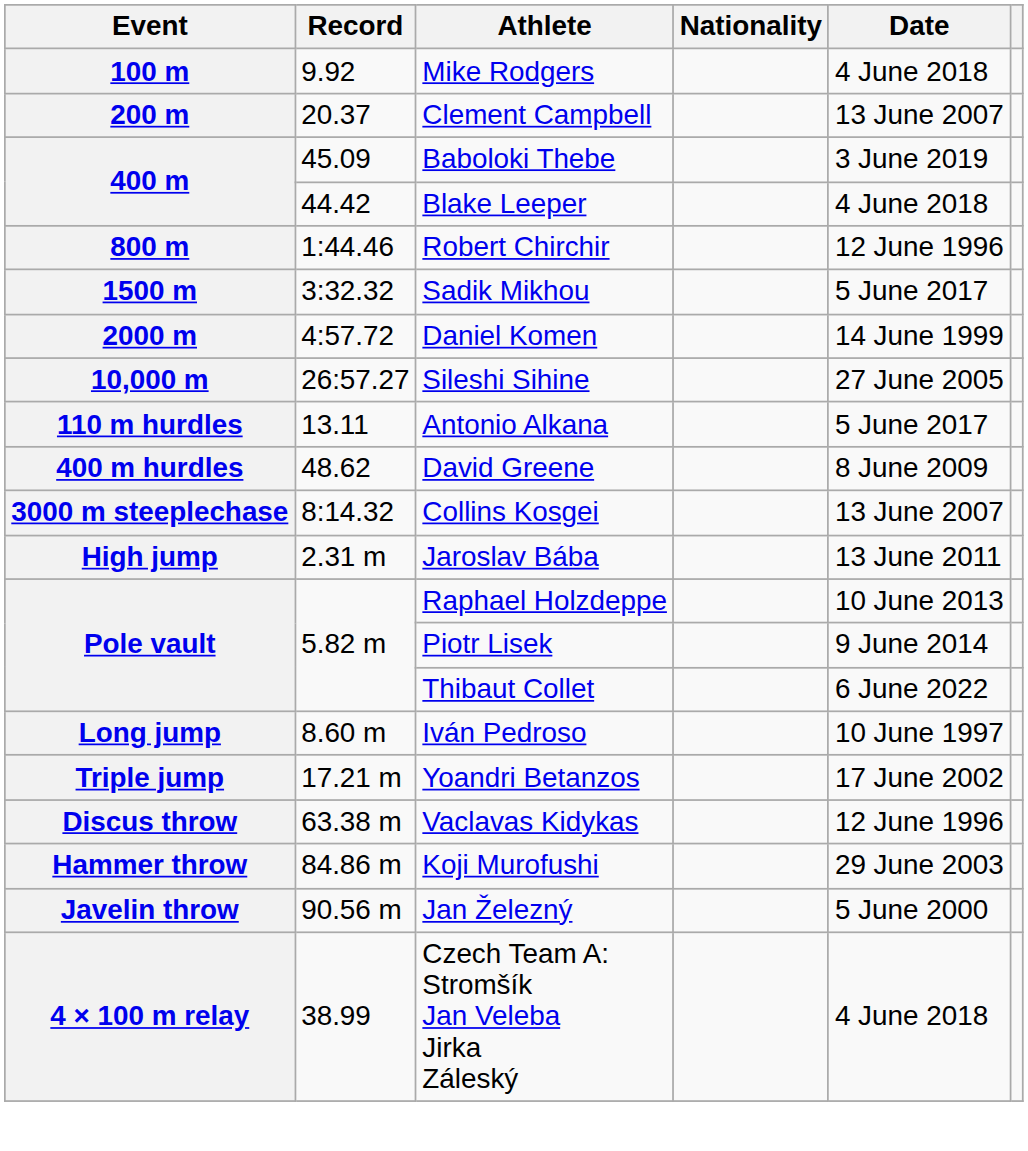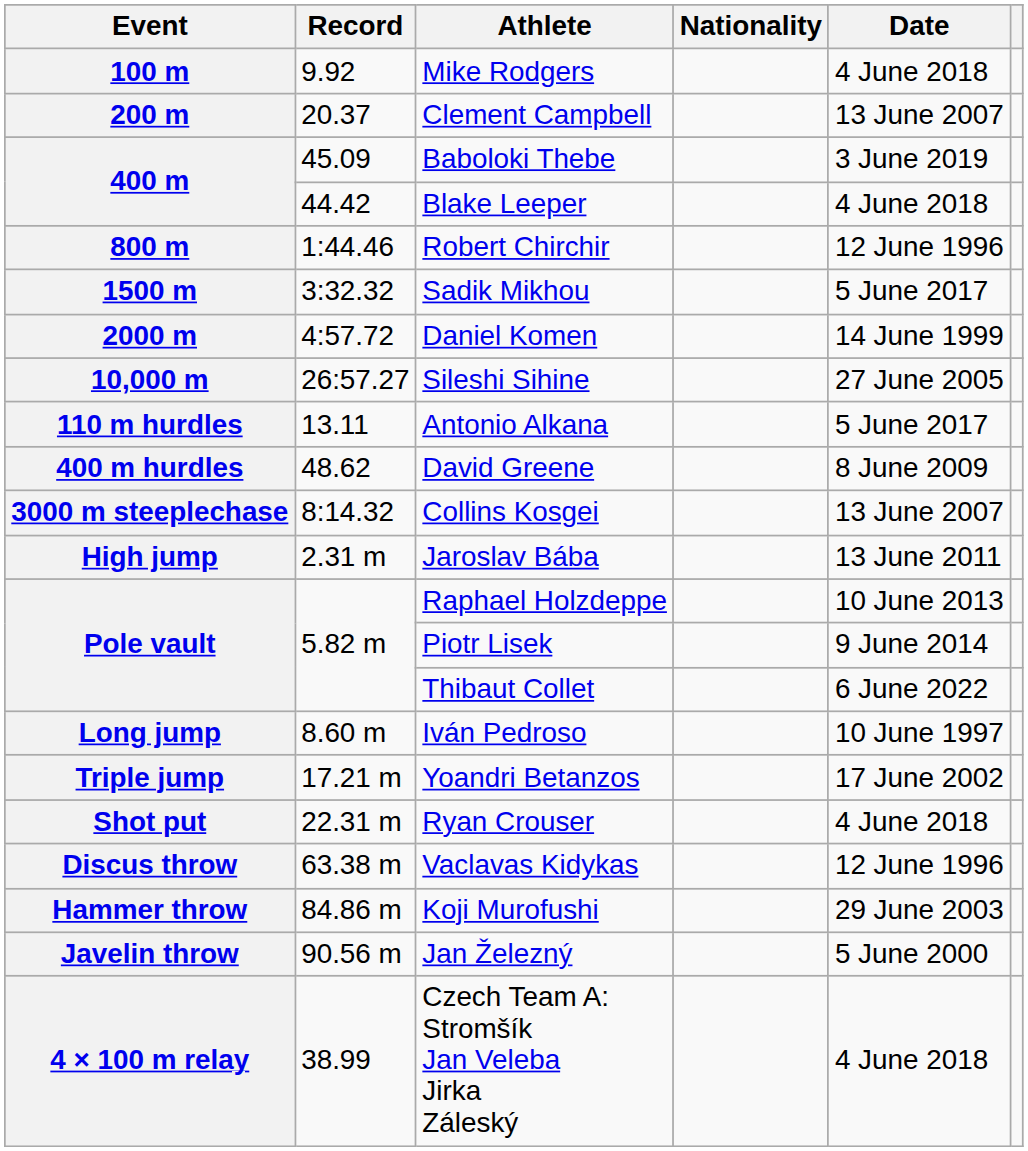+ row: (508, 821)
